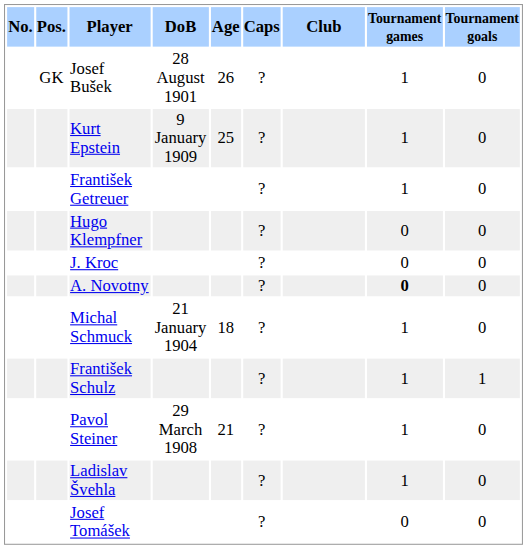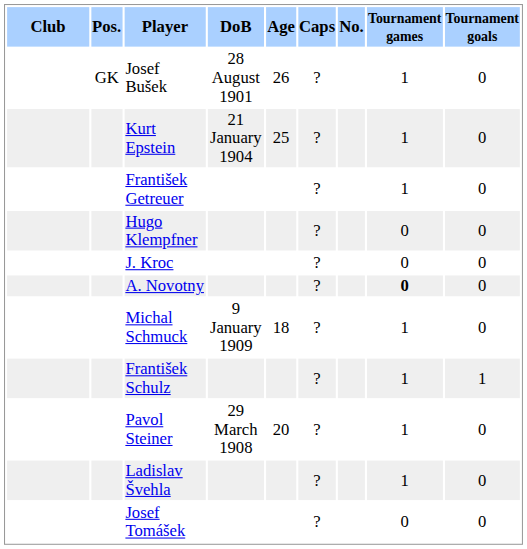columns swapped: (20, 26) <-> (324, 26)
(181, 138) 9 January 1909 -> (236, 138) 21 January 1904
(181, 327) 21 January 1904 -> (236, 327) 9 January 1909
(226, 429) 21 -> (281, 429) 20
